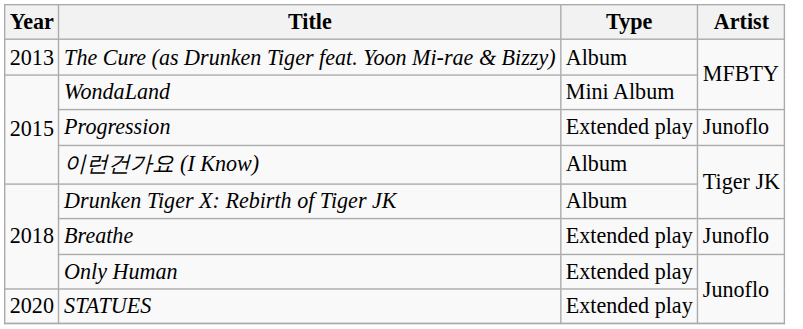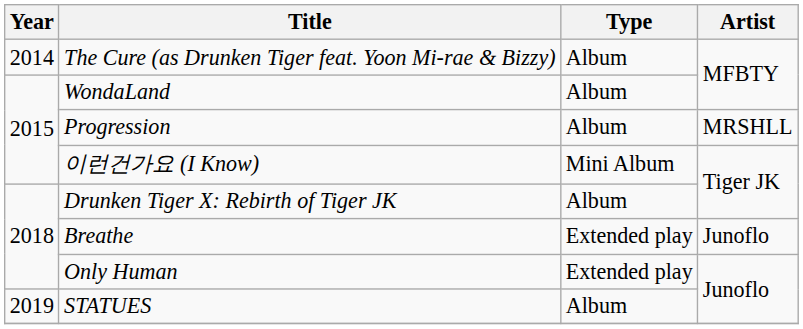(32, 57) 2013 -> (32, 57) 2014
(620, 92) Mini Album -> (596, 92) Album
(629, 127) Extended play -> (596, 127) Album
(736, 127) Junoflo -> (748, 127) MRSHLL
(596, 164) Album -> (620, 164) Mini Album
(32, 306) 2020 -> (32, 306) 2019
(629, 306) Extended play -> (596, 306) Album
